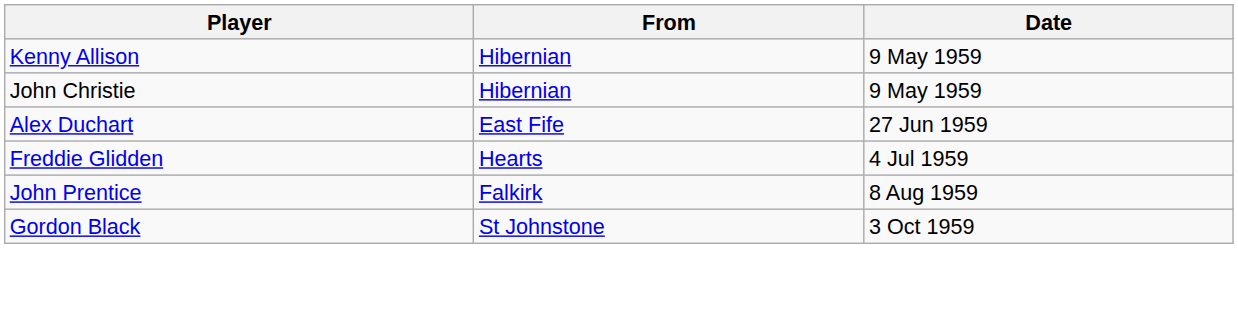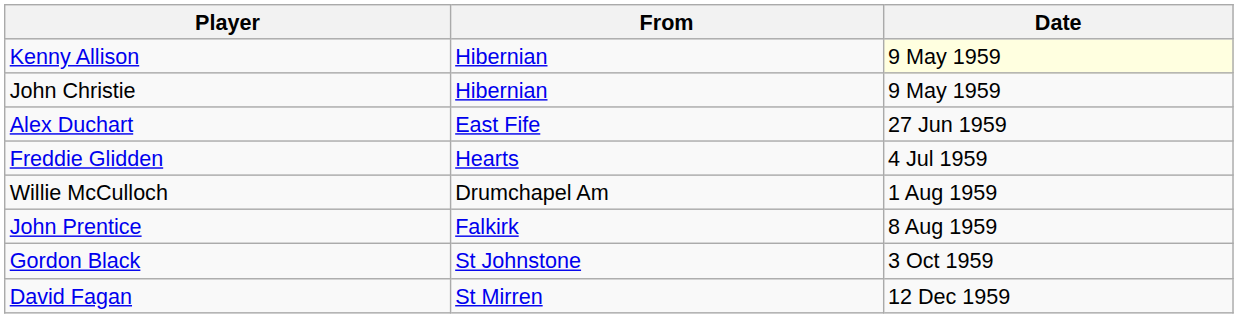(925, 56) no background -> (944, 56) lightyellow background
+ row: (89, 193)
+ row: (71, 295)
